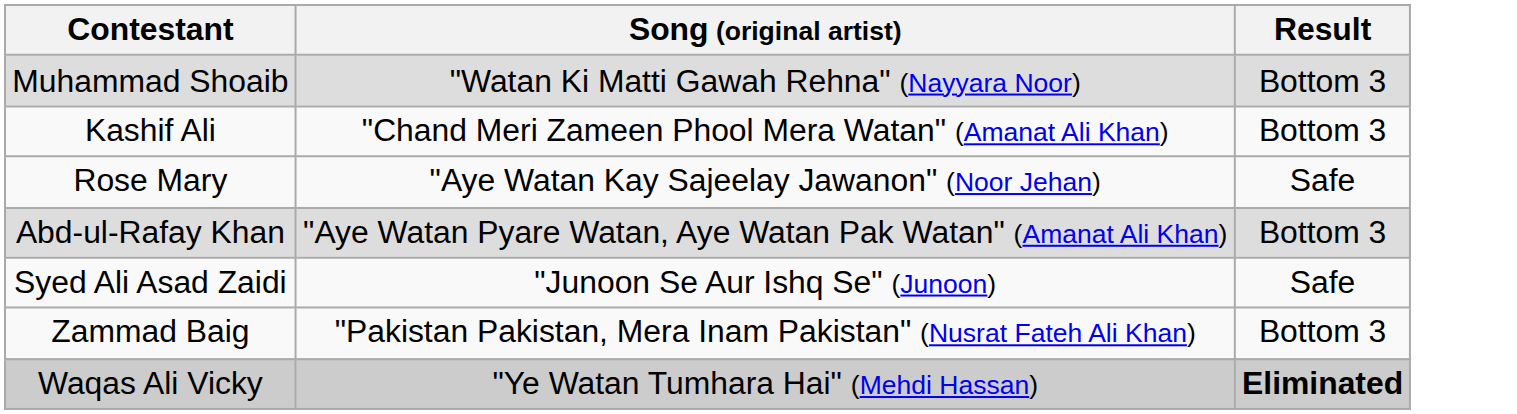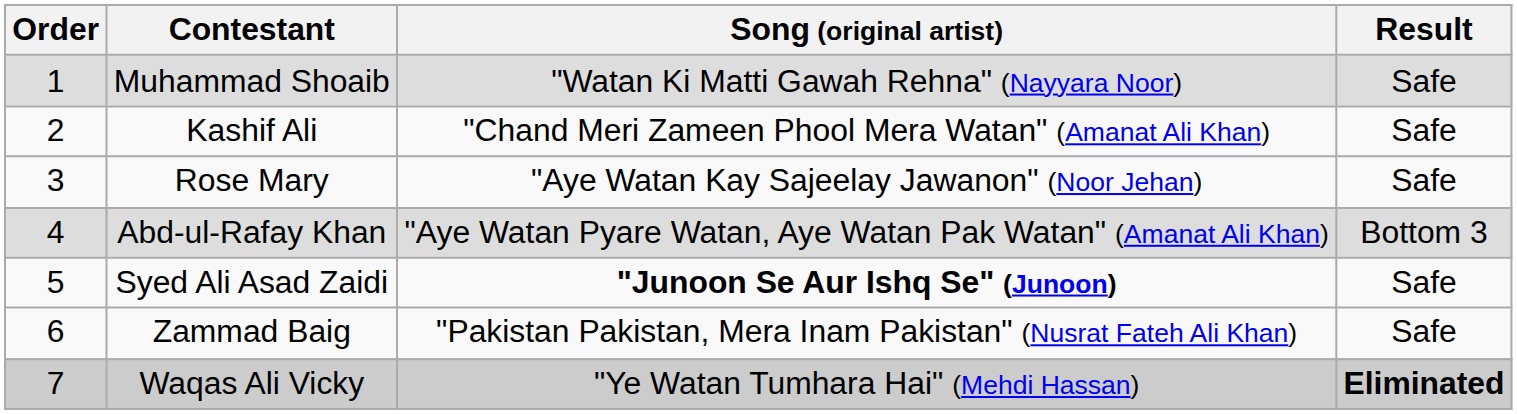+ column: (56, 29)
(1323, 80) Bottom 3 -> (1424, 80) Safe
(1323, 130) Bottom 3 -> (1424, 130) Safe
(765, 282) normal -> (867, 282) bold
(1323, 332) Bottom 3 -> (1424, 332) Safe
